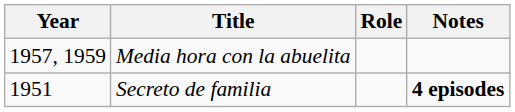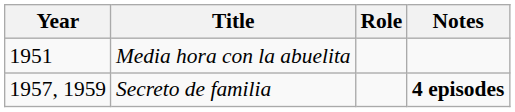(58, 55) 1957, 1959 -> (31, 55) 1951
(31, 89) 1951 -> (58, 89) 1957, 1959
